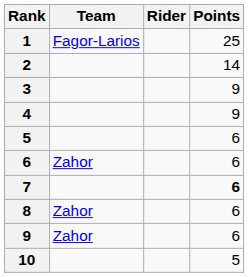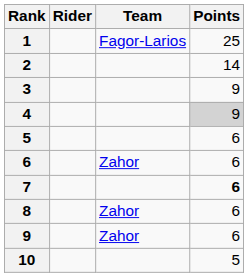columns swapped: (166, 16) <-> (96, 16)
(236, 114) no background -> (236, 114) lightgrey background
